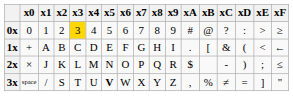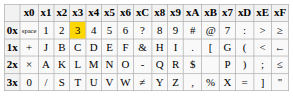columns swapped: (141, 13) <-> (226, 13)
(29, 30) 0 -> (29, 30) space
(46, 47) A -> (46, 47) J
(46, 64) J -> (46, 64) A
(29, 82) space -> (29, 82) 0
(110, 82) bold -> (110, 82) normal
